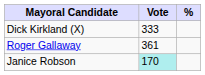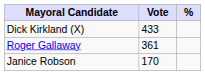(150, 29) 333 -> (150, 29) 433
(150, 62) paleturquoise background -> (150, 62) no background
